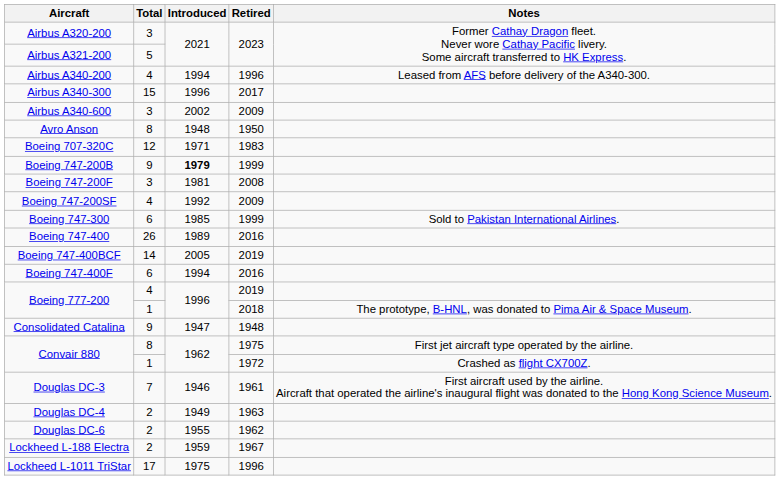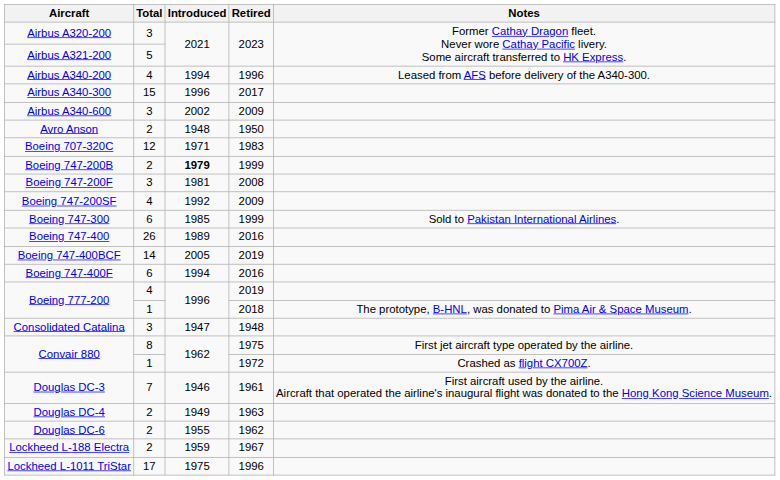(149, 129) 8 -> (149, 129) 2
(149, 165) 9 -> (149, 165) 2
(149, 327) 9 -> (149, 327) 3
